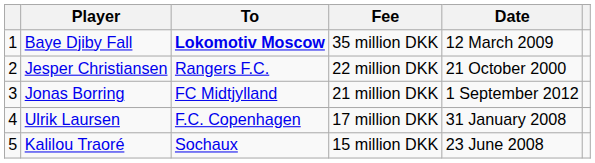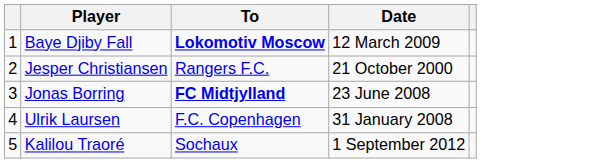- column: (385, 17)
(226, 94) normal -> (230, 94) bold
(512, 94) 1 September 2012 -> (381, 94) 23 June 2008
(495, 145) 23 June 2008 -> (399, 145) 1 September 2012
